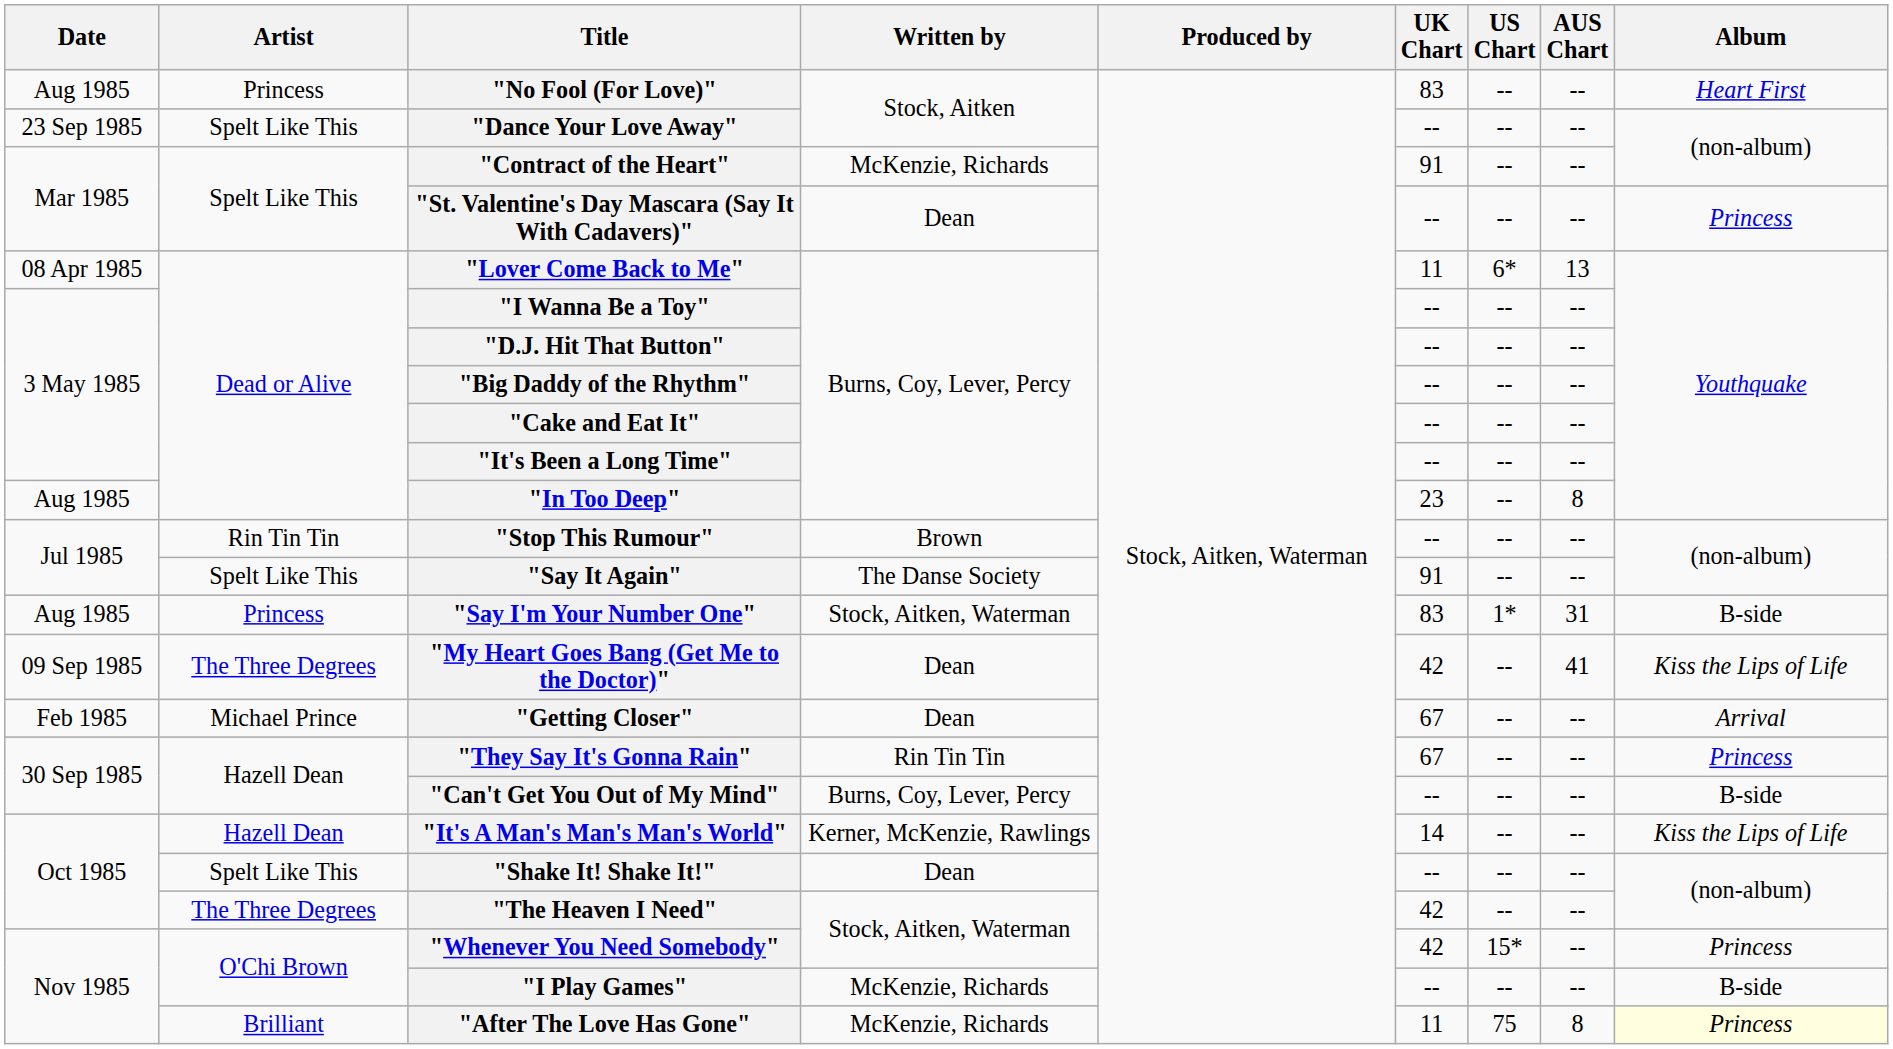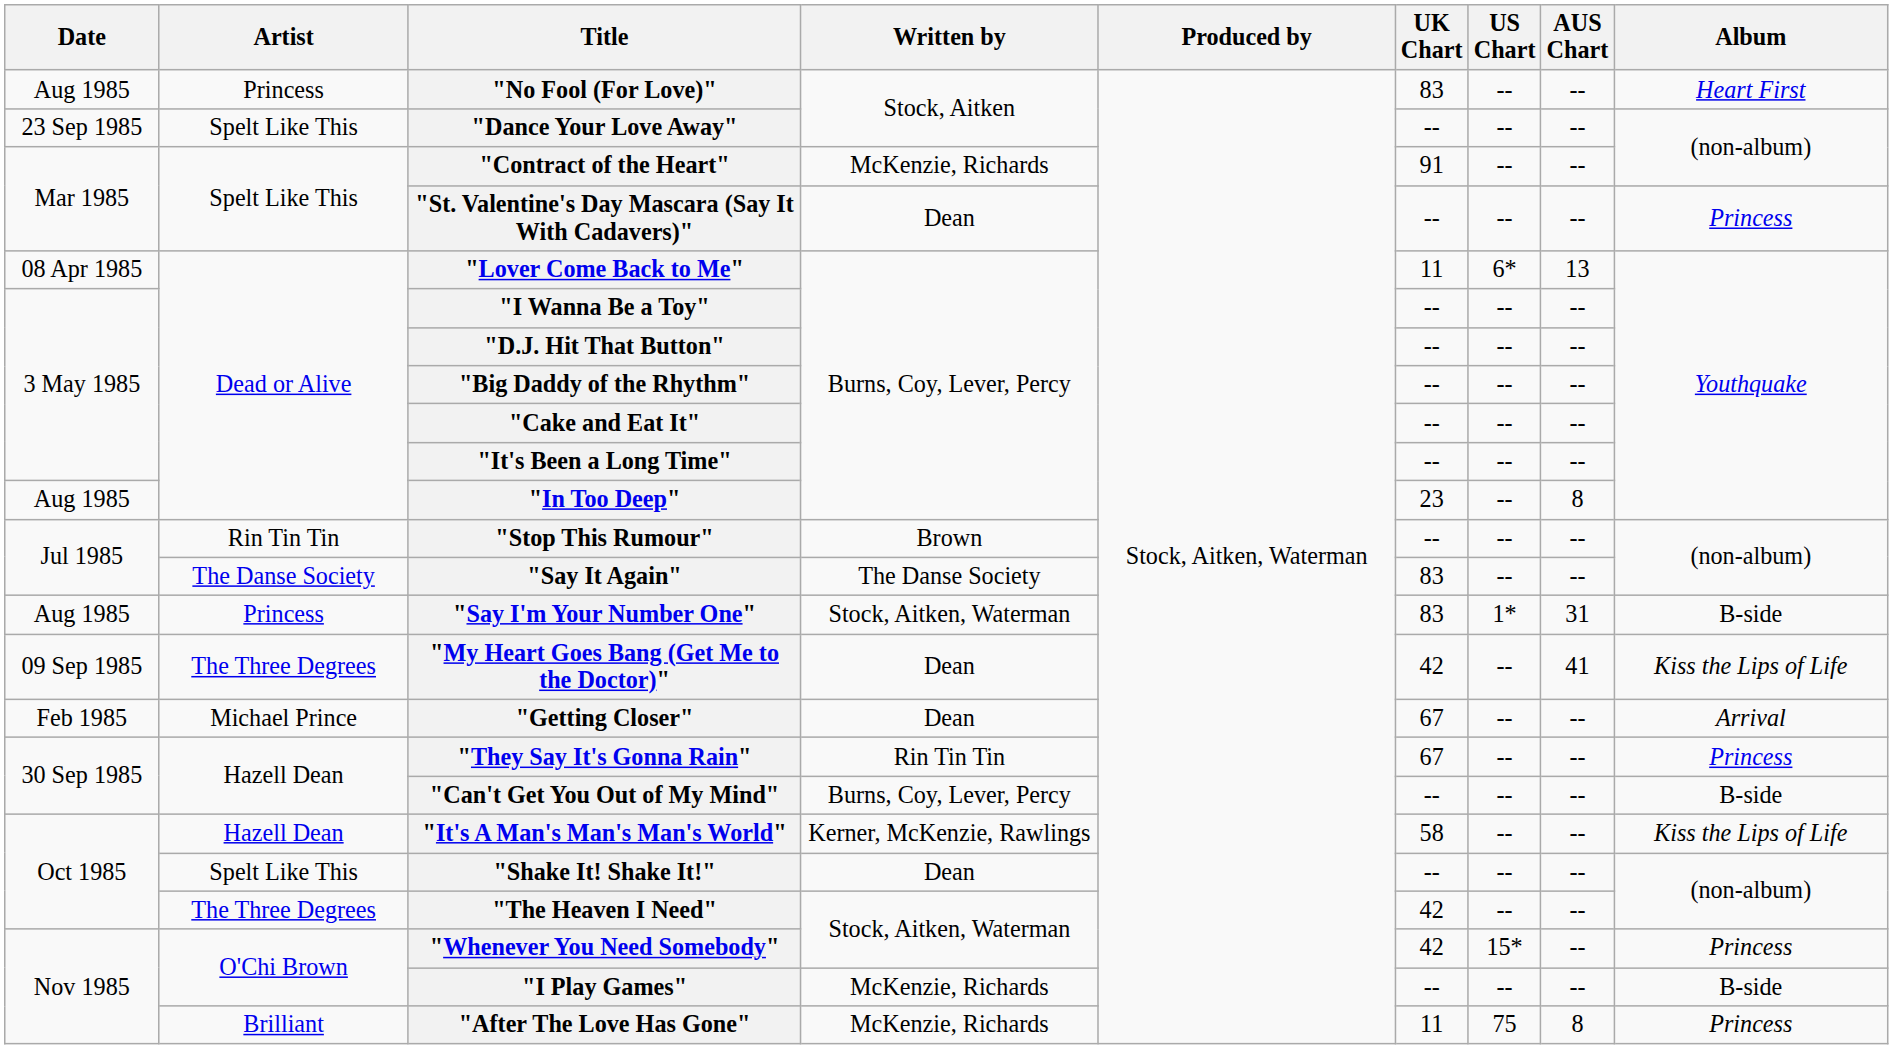(284, 576) Spelt Like This -> (284, 576) The Danse Society
(1432, 576) 91 -> (1432, 576) 83
(1432, 833) 14 -> (1432, 833) 58
(1751, 1024) lightyellow background -> (1751, 1024) no background
